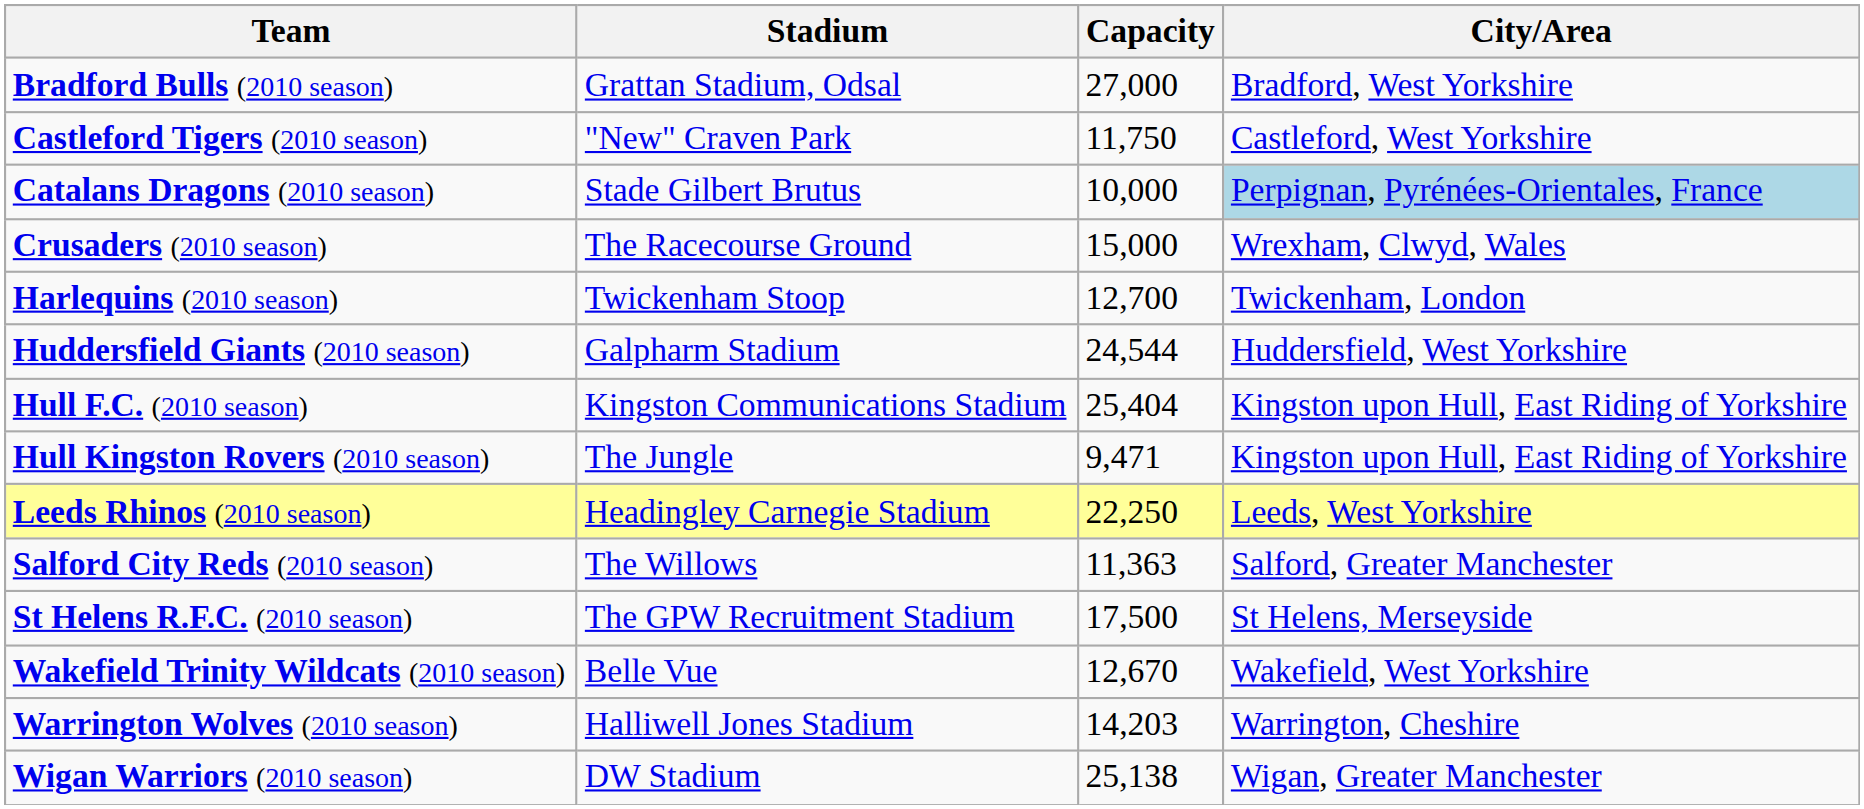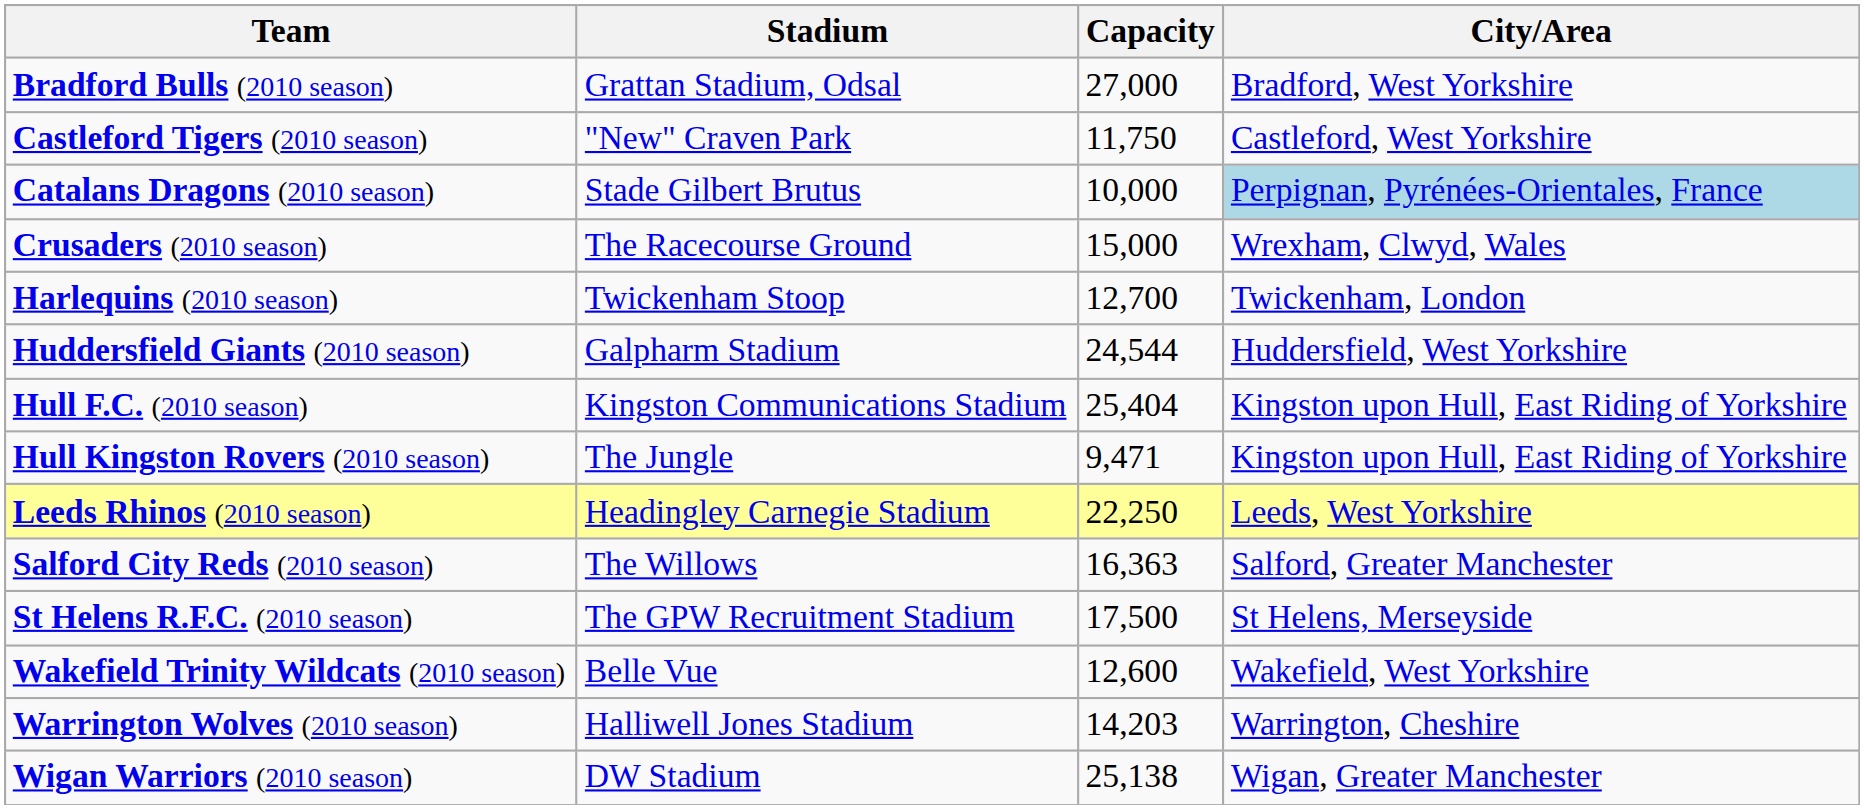(1131, 564) 11,363 -> (1132, 564) 16,363
(1132, 670) 12,670 -> (1132, 670) 12,600
